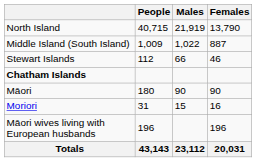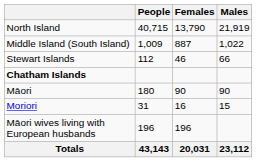columns swapped: (190, 12) <-> (230, 12)
